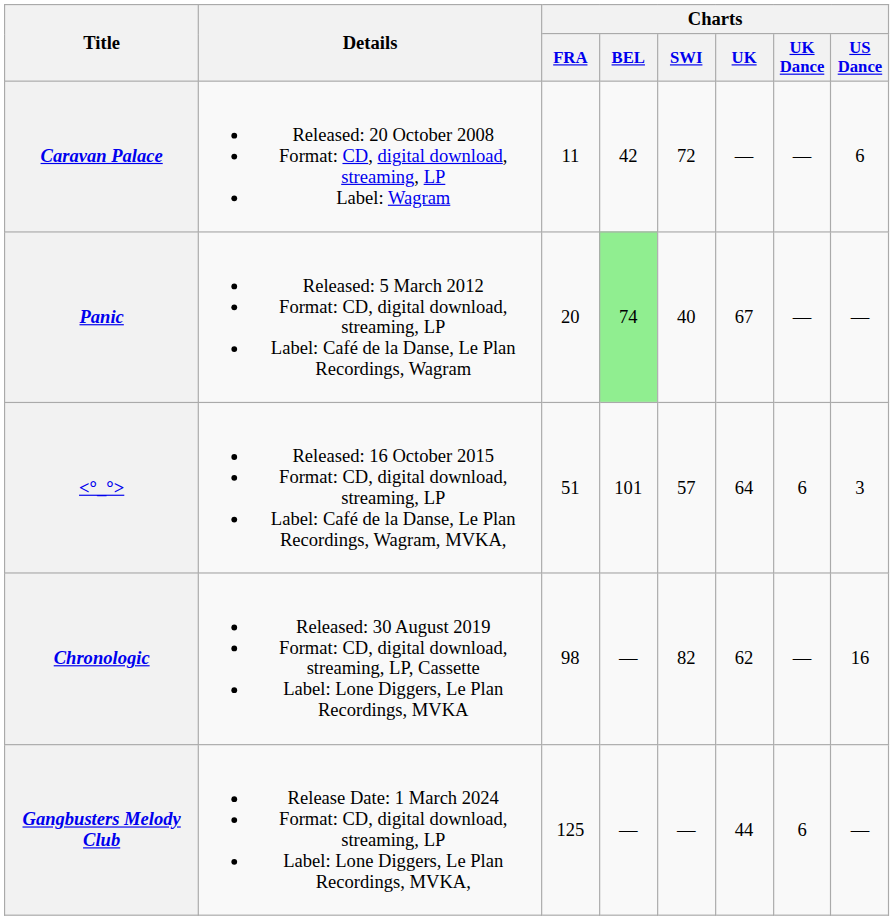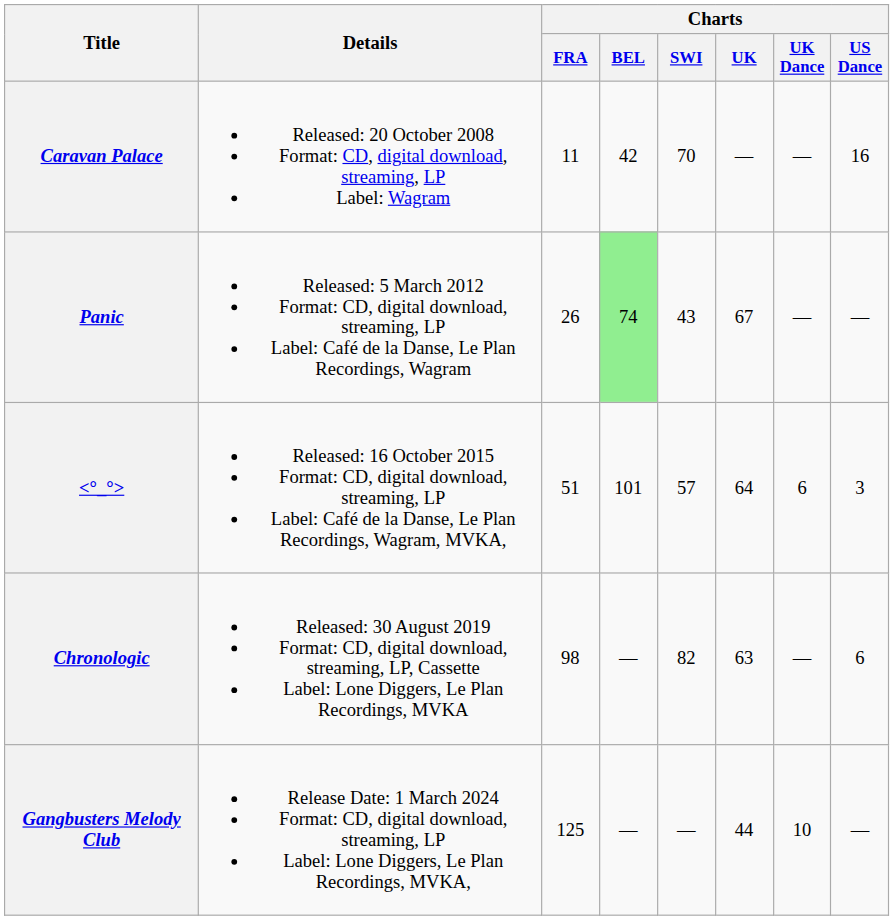(686, 156) 72 -> (686, 156) 70
(860, 156) 6 -> (860, 156) 16
(570, 316) 20 -> (570, 316) 26
(686, 316) 40 -> (686, 316) 43
(744, 658) 62 -> (744, 658) 63
(860, 658) 16 -> (860, 658) 6
(802, 829) 6 -> (802, 829) 10
